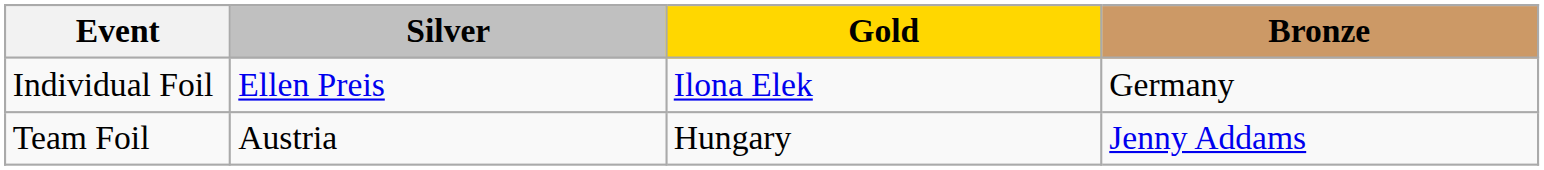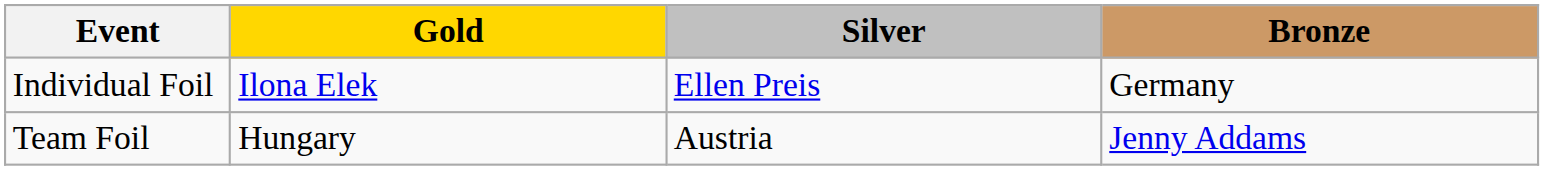columns swapped: (884, 31) <-> (448, 31)
